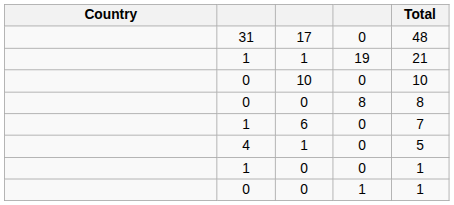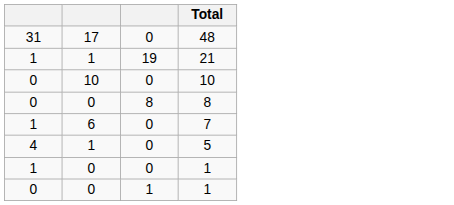- column: (111, 15)
